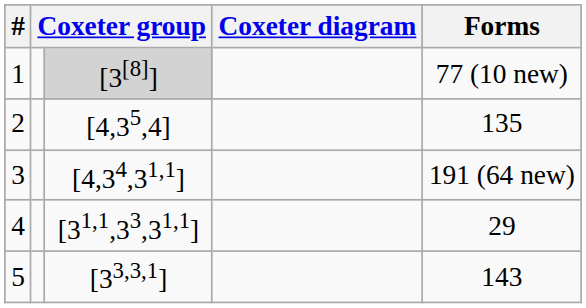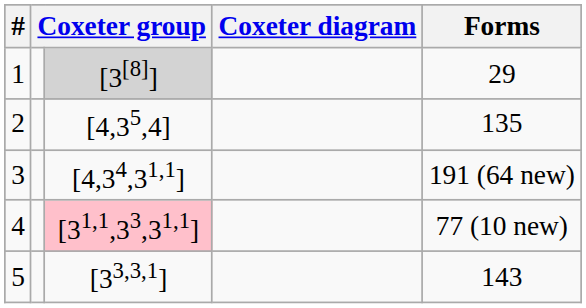(502, 73) 77 (10 new) -> (502, 73) 29
(129, 225) no background -> (129, 225) pink background
(502, 225) 29 -> (502, 225) 77 (10 new)
